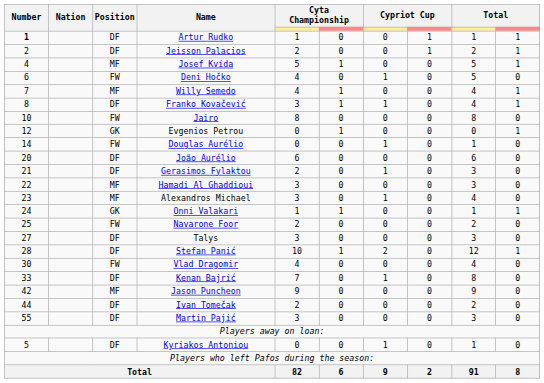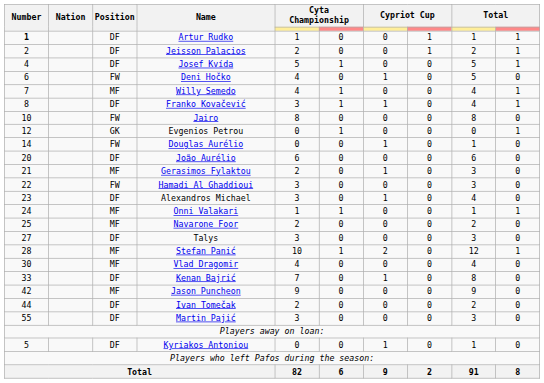(115, 65) MF -> (115, 65) DF
(115, 172) DF -> (115, 172) MF
(115, 185) MF -> (115, 185) FW
(115, 198) MF -> (115, 198) DF
(115, 212) GK -> (115, 212) MF
(115, 225) FW -> (115, 225) MF
(115, 252) DF -> (115, 252) MF
(115, 265) FW -> (115, 265) MF
